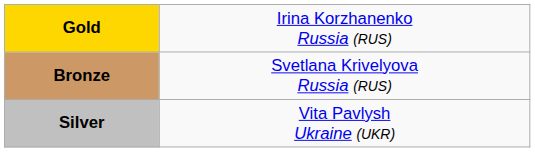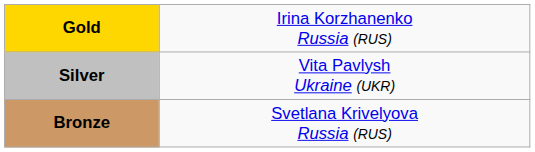rows swapped: (82, 122) <-> (82, 75)
